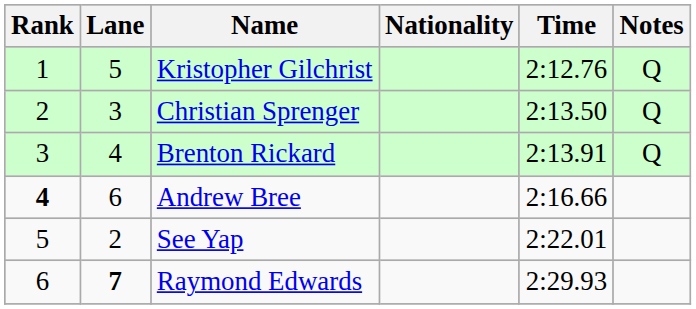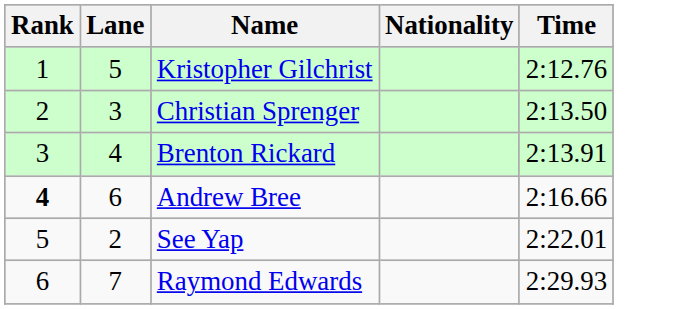- column: (652, 25)
(115, 281) bold -> (115, 281) normal
